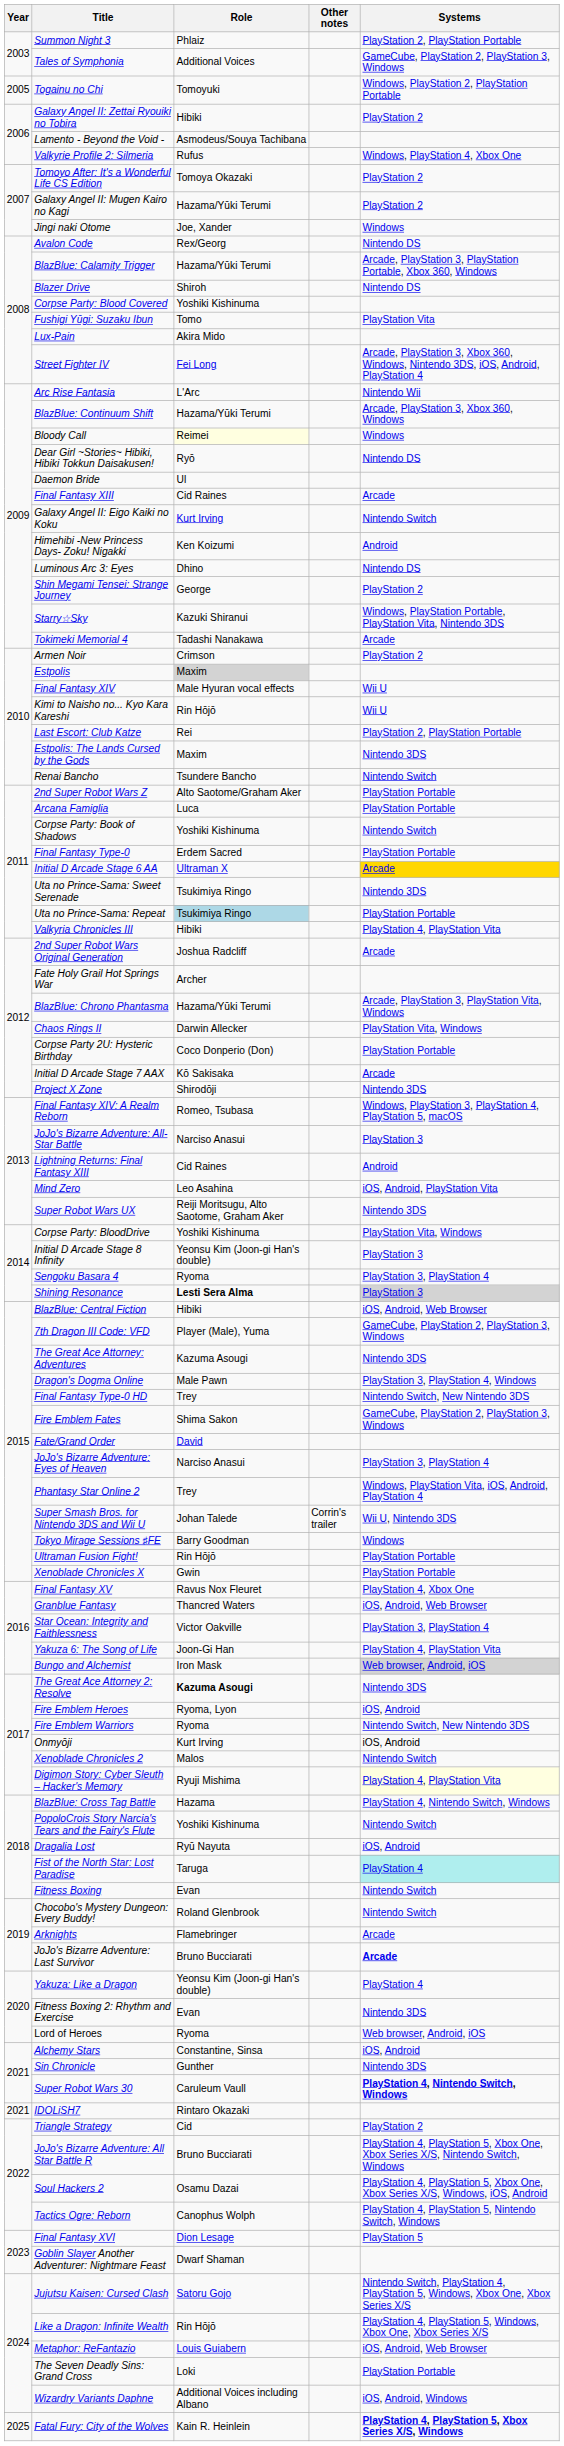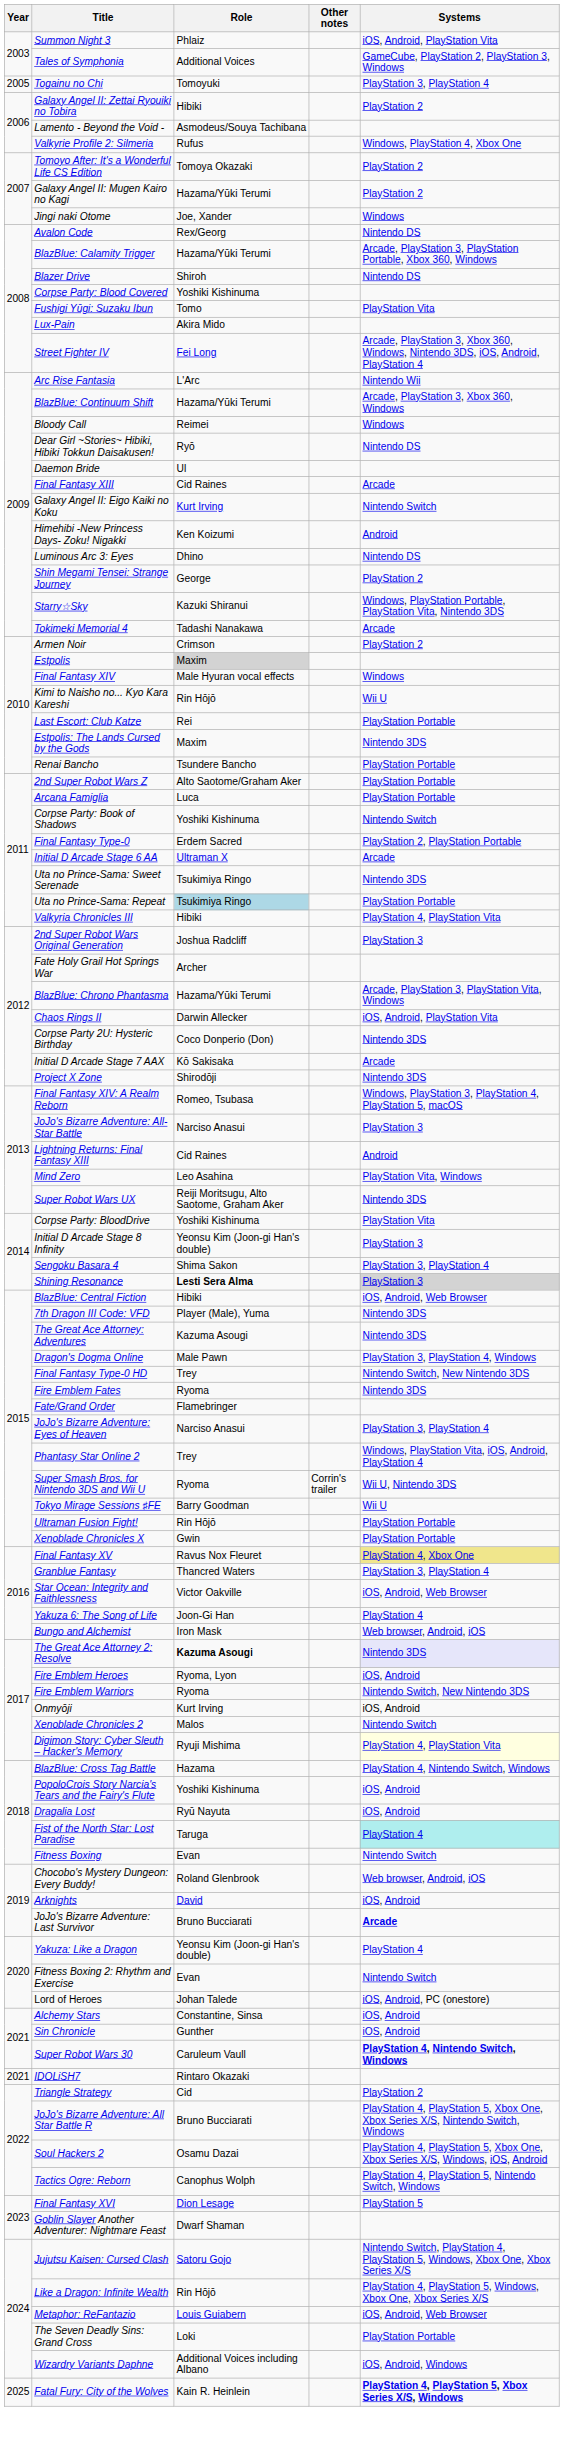(442, 40) PlayStation 2, PlayStation Portable -> (430, 40) iOS, Android, PlayStation Vita
(445, 90) Windows, PlayStation 2, PlayStation Portable -> (426, 84) PlayStation 3, PlayStation 4
(192, 436) lightyellow background -> (192, 424) no background
(375, 688) Wii U -> (383, 677) Windows
(442, 732) PlayStation 2, PlayStation Portable -> (409, 721) PlayStation Portable
(399, 776) Nintendo Switch -> (409, 765) PlayStation Portable
(409, 853) PlayStation Portable -> (442, 841) PlayStation 2, PlayStation Portable
(379, 869) gold background -> (379, 858) no background
(379, 951) Arcade -> (393, 940) PlayStation 3
(422, 1029) PlayStation Vita, Windows -> (430, 1017) iOS, Android, PlayStation Vita
(409, 1051) PlayStation Portable -> (394, 1039) Nintendo 3DS
(430, 1189) iOS, Android, PlayStation Vita -> (422, 1177) PlayStation Vita, Windows
(422, 1233) PlayStation Vita, Windows -> (399, 1221) PlayStation Vita
(193, 1277) Ryoma -> (207, 1265) Shima Sakon
(456, 1331) GameCube, PlayStation 2, PlayStation 3, Windows -> (394, 1314) Nintendo 3DS
(207, 1419) Shima Sakon -> (193, 1390) Ryoma
(456, 1419) GameCube, PlayStation 2, PlayStation 3, Windows -> (394, 1390) Nintendo 3DS
(190, 1441) David -> (207, 1407) Flamebringer
(207, 1519) Johan Talede -> (193, 1484) Ryoma
(383, 1541) Windows -> (375, 1506) Wii U
(418, 1589) no background -> (418, 1555) khaki background
(425, 1606) iOS, Android, Web Browser -> (426, 1571) PlayStation 3, PlayStation 4
(426, 1628) PlayStation 3, PlayStation 4 -> (425, 1593) iOS, Android, Web Browser
(432, 1650) PlayStation 4, PlayStation Vita -> (393, 1615) PlayStation 4
(424, 1666) lightgrey background -> (424, 1631) no background
(394, 1688) no background -> (394, 1653) lavender background
(399, 1825) Nintendo Switch -> (391, 1790) iOS, Android
(399, 1913) Nintendo Switch -> (424, 1878) Web browser, Android, iOS
(207, 1935) Flamebringer -> (190, 1900) David
(379, 1935) Arcade -> (391, 1900) iOS, Android
(394, 2012) Nintendo 3DS -> (399, 1977) Nintendo Switch
(193, 2034) Ryoma -> (207, 1999) Johan Talede
(424, 2034) Web browser, Android, iOS -> (426, 1999) iOS, Android, PC (onestore)
(394, 2067) Nintendo 3DS -> (391, 2032) iOS, Android
